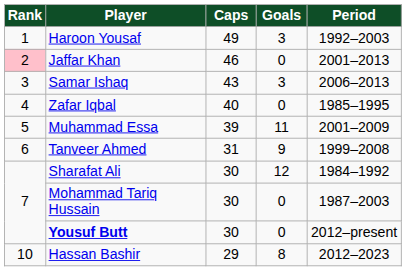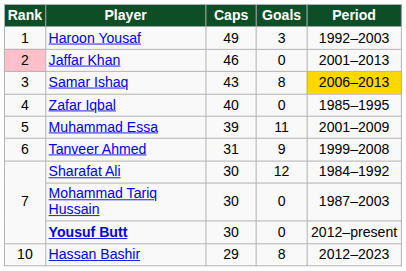(282, 82) 3 -> (282, 82) 8
(354, 82) no background -> (354, 82) gold background
